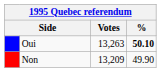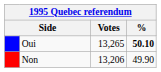(111, 44) 13,263 -> (111, 44) 13,265
(111, 59) 13,209 -> (111, 59) 13,206
